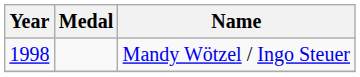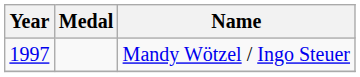(29, 54) 1998 -> (29, 54) 1997
